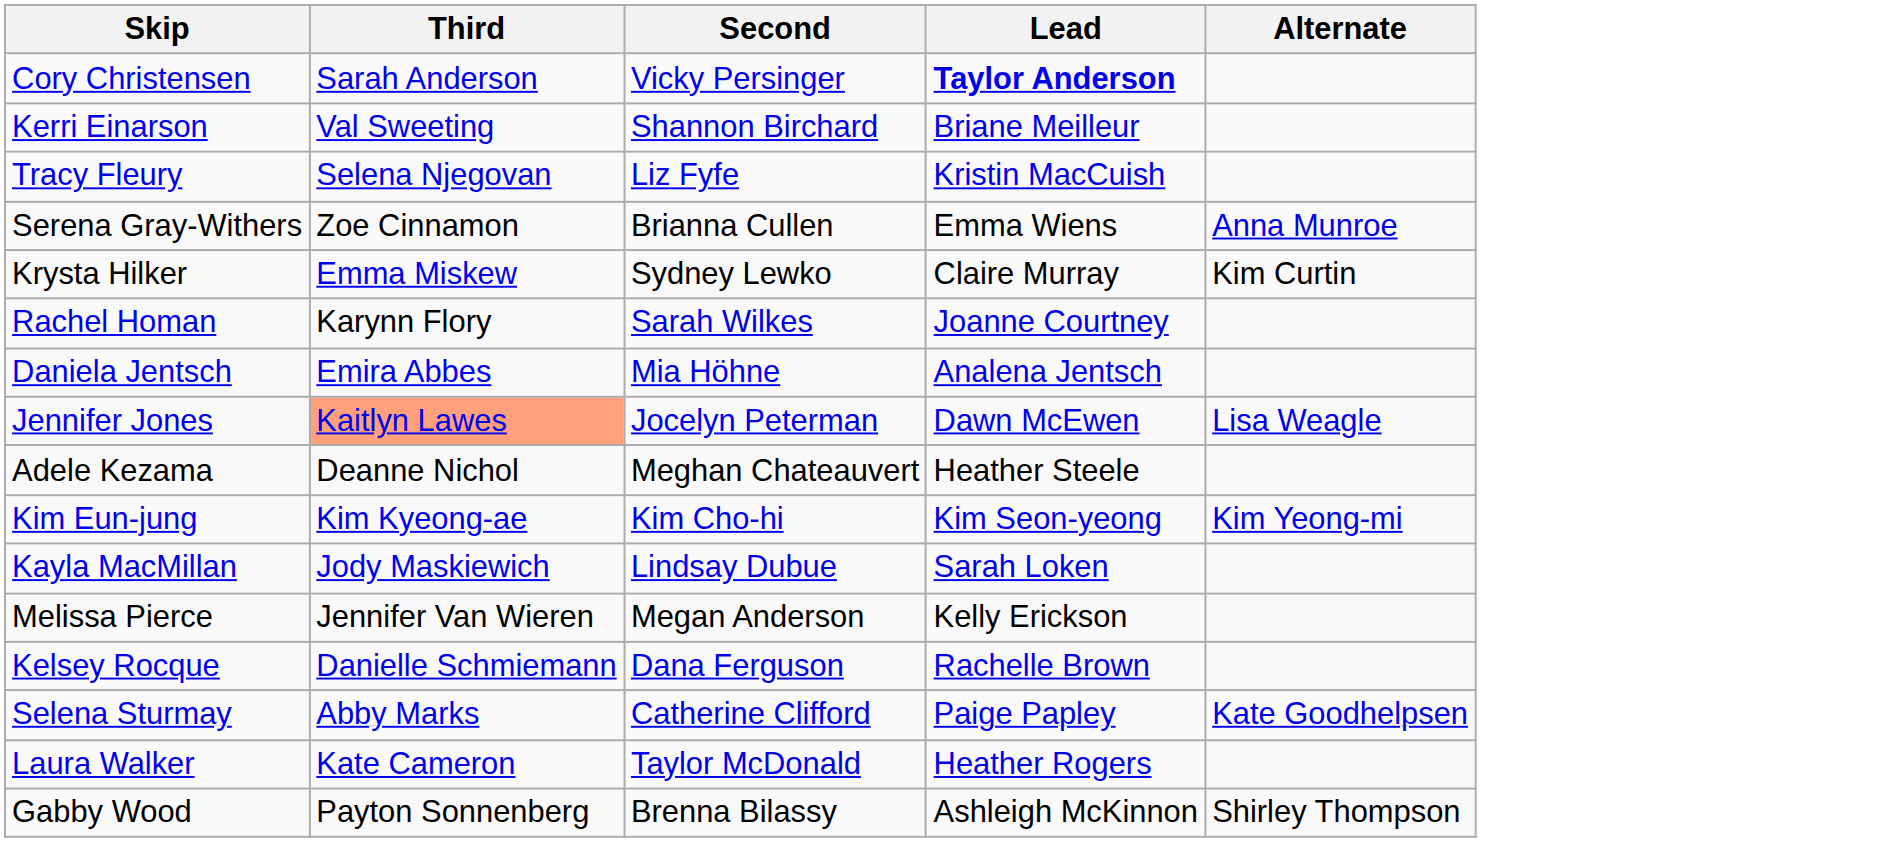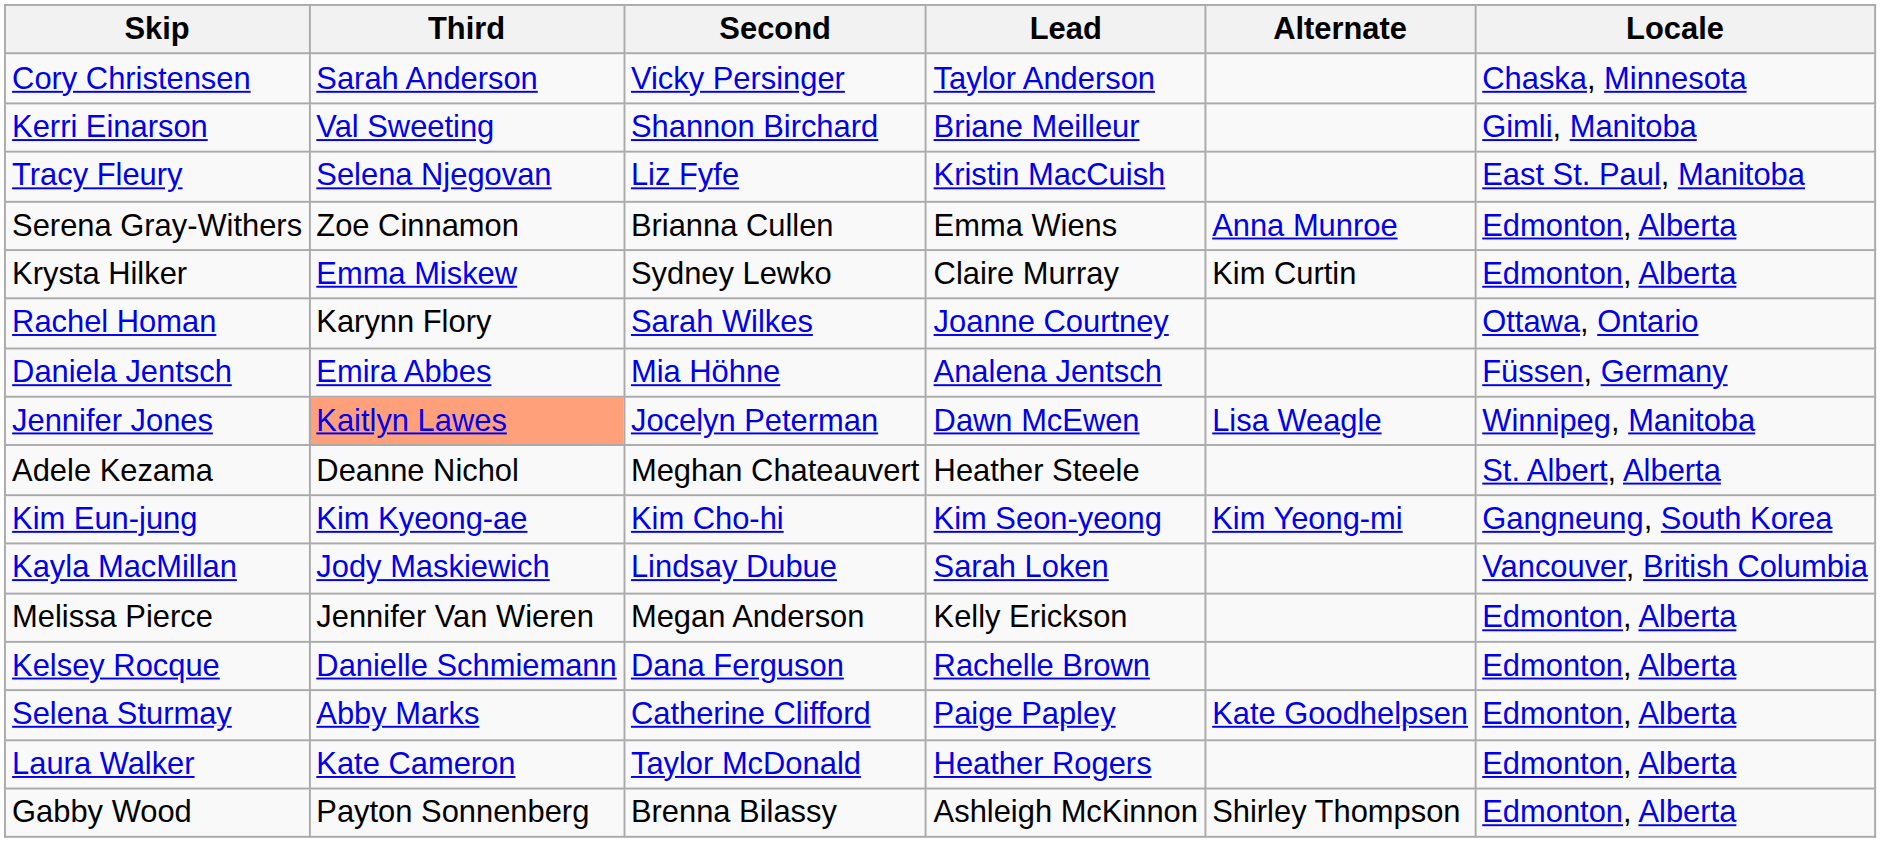+ column: (1675, 28)
(1055, 77) bold -> (1044, 77) normal
